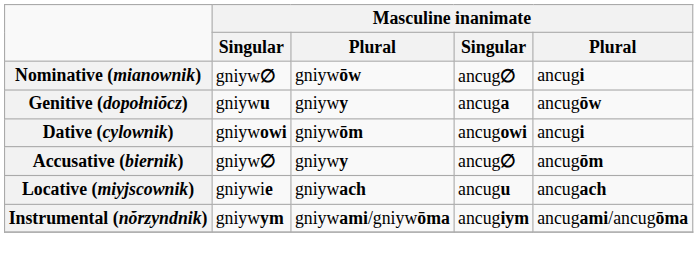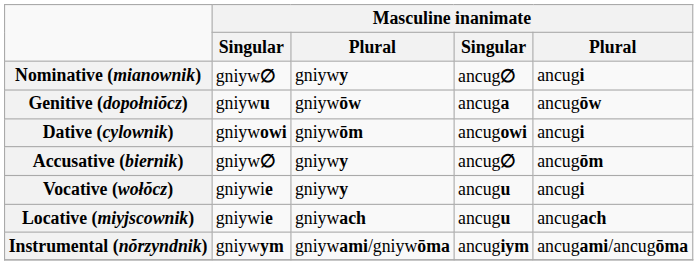(328, 75) gniywōw -> (322, 75) gniywy
(322, 104) gniywy -> (328, 104) gniywōw
+ row: (108, 189)
